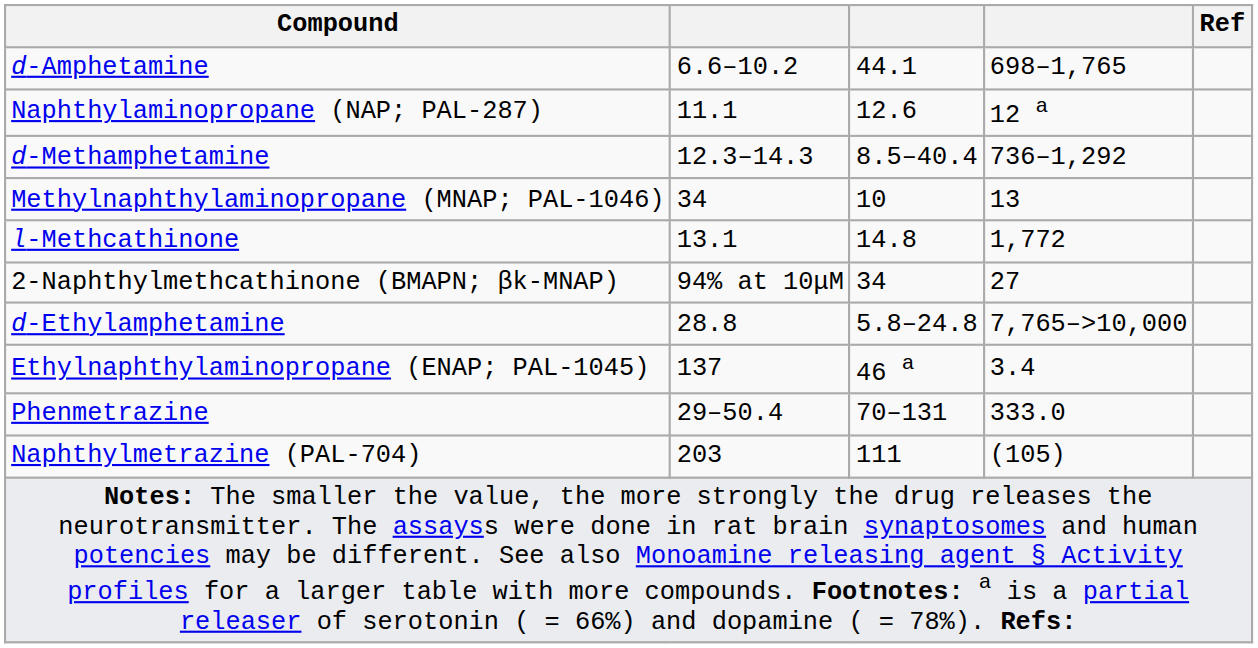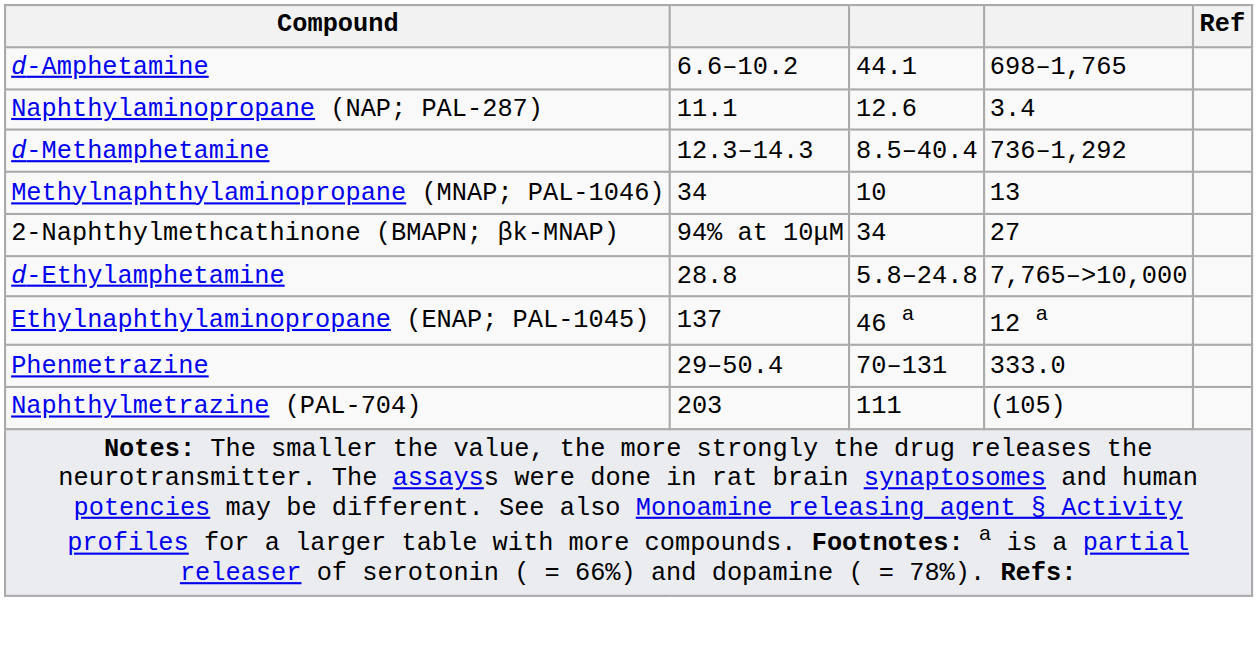(1019, 113) 12 a -> (1013, 109) 3.4
- row: (125, 241)
(1013, 369) 3.4 -> (1019, 321) 12 a
